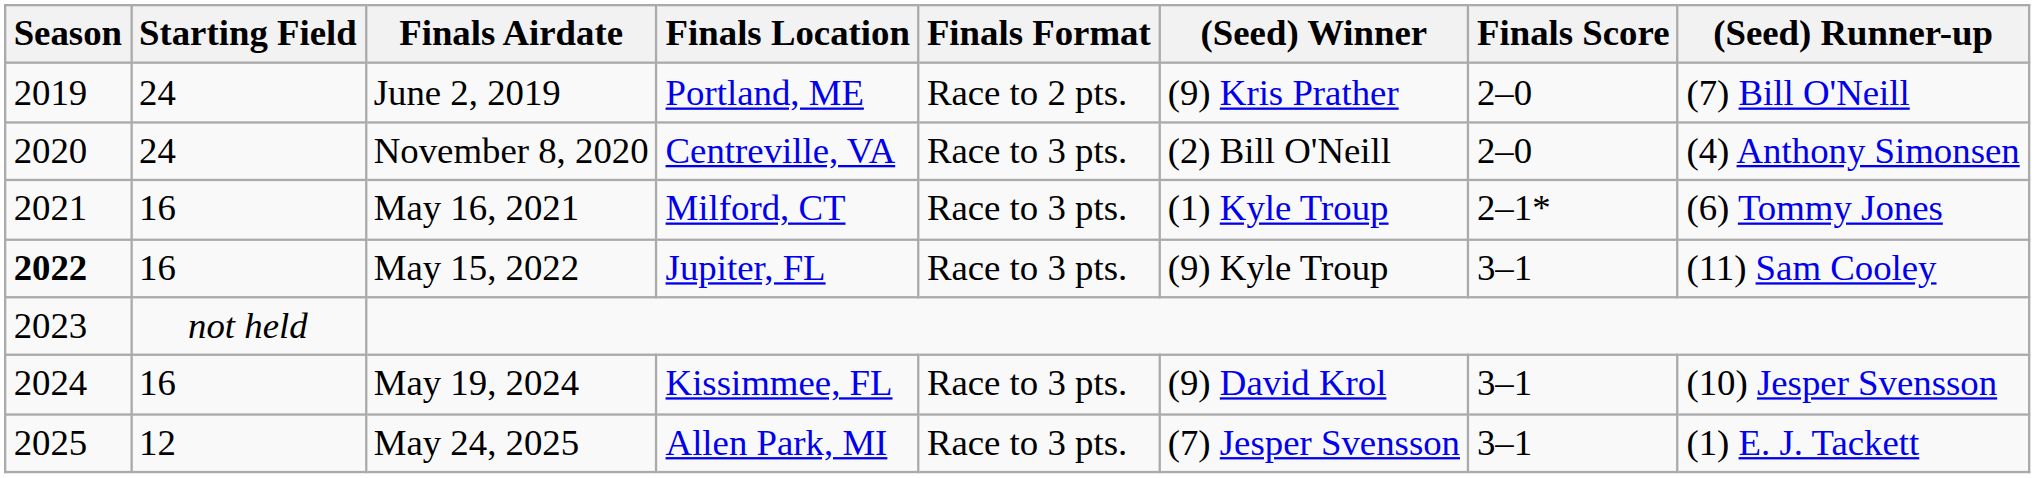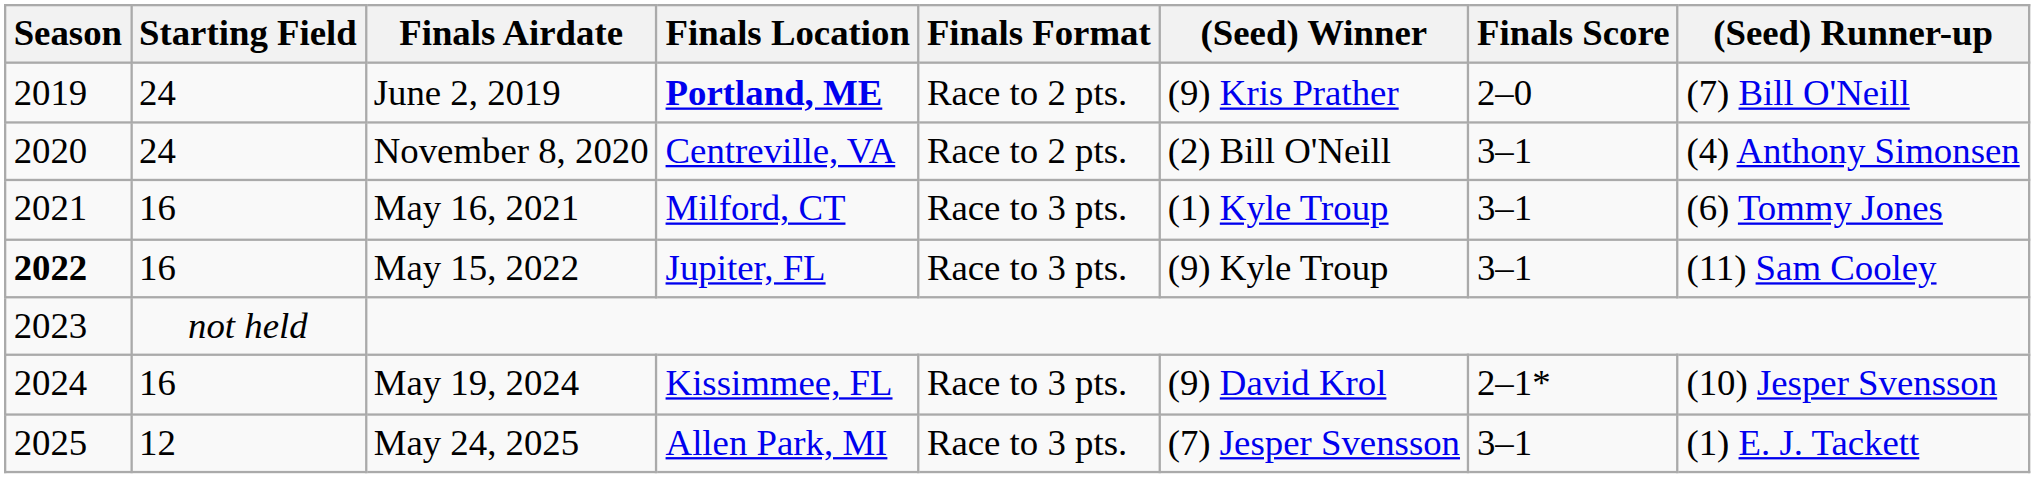(765, 92) normal -> (774, 92) bold
(1027, 150) Race to 3 pts. -> (1027, 150) Race to 2 pts.
(1505, 150) 2–0 -> (1505, 150) 3–1
(1514, 208) 2–1* -> (1505, 208) 3–1
(1505, 383) 3–1 -> (1514, 383) 2–1*
